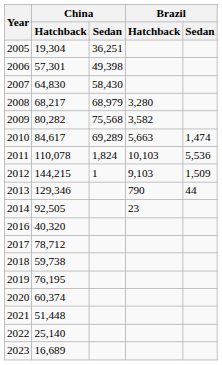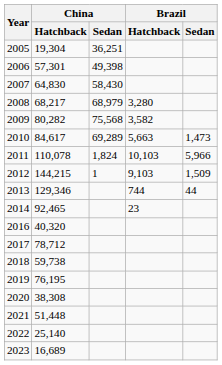(198, 137) 1,474 -> (198, 137) 1,473
(198, 155) 5,536 -> (198, 155) 5,966
(136, 191) 790 -> (136, 191) 744
(50, 208) 92,505 -> (50, 208) 92,465
(50, 297) 60,374 -> (50, 297) 38,308
